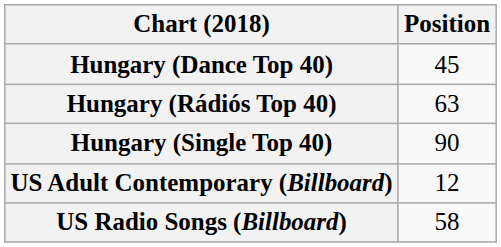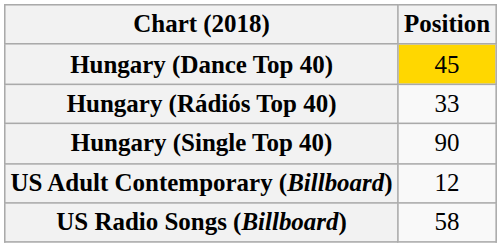(447, 63) no background -> (447, 63) gold background
(447, 103) 63 -> (447, 103) 33
